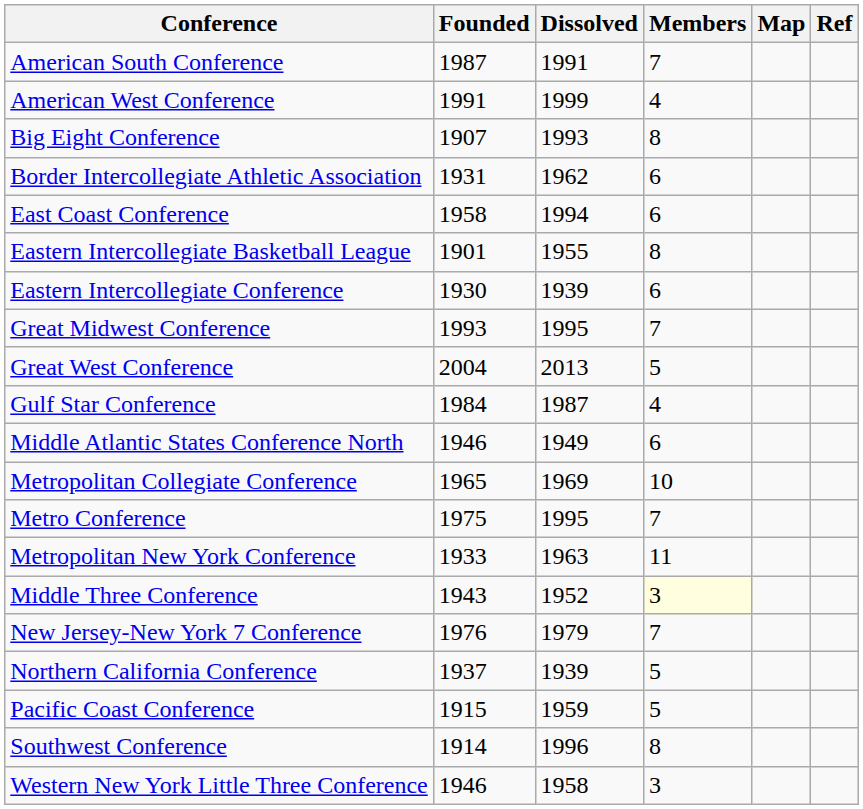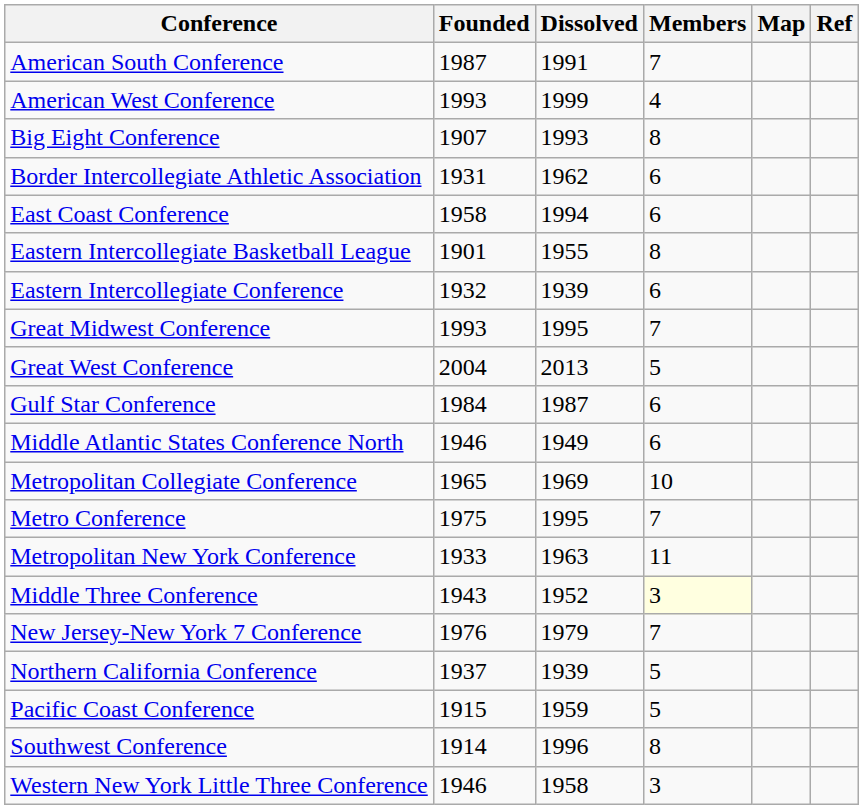(463, 99) 1991 -> (463, 99) 1993
(463, 289) 1930 -> (463, 289) 1932
(655, 404) 4 -> (655, 404) 6
